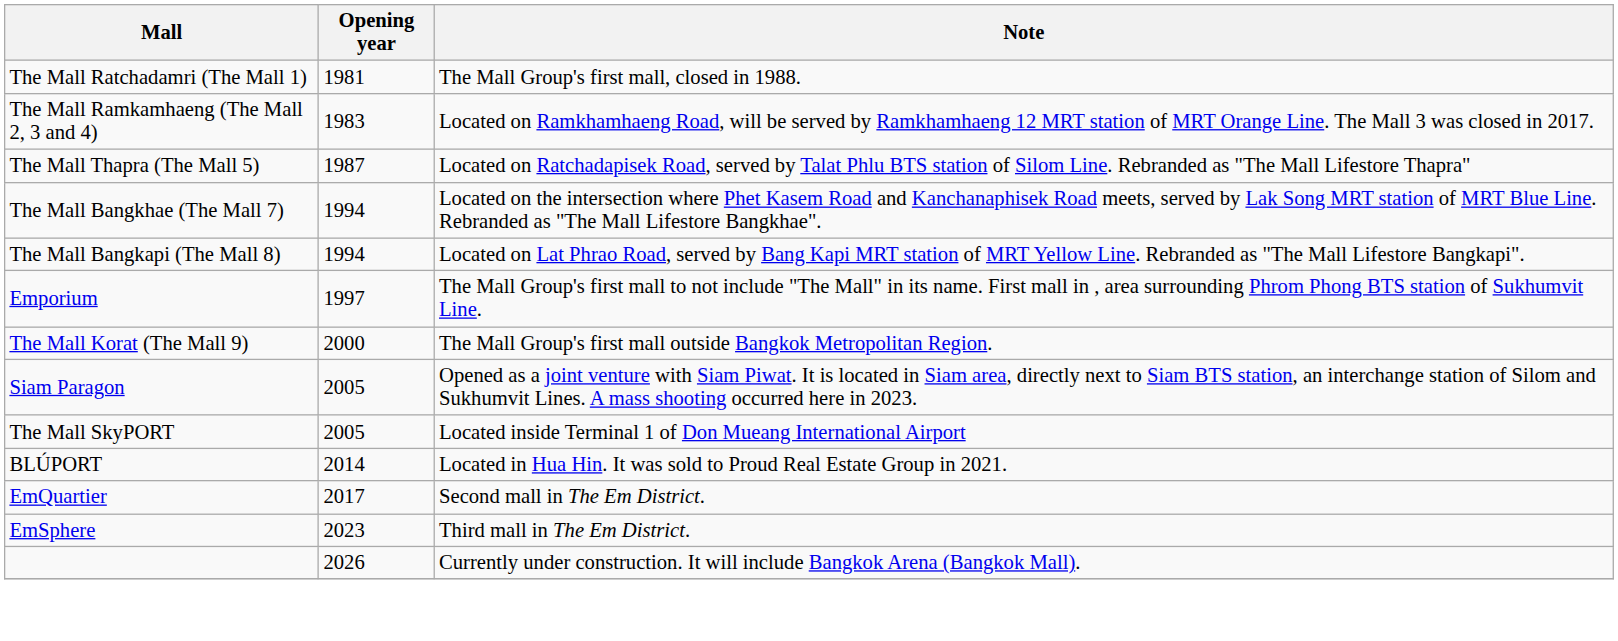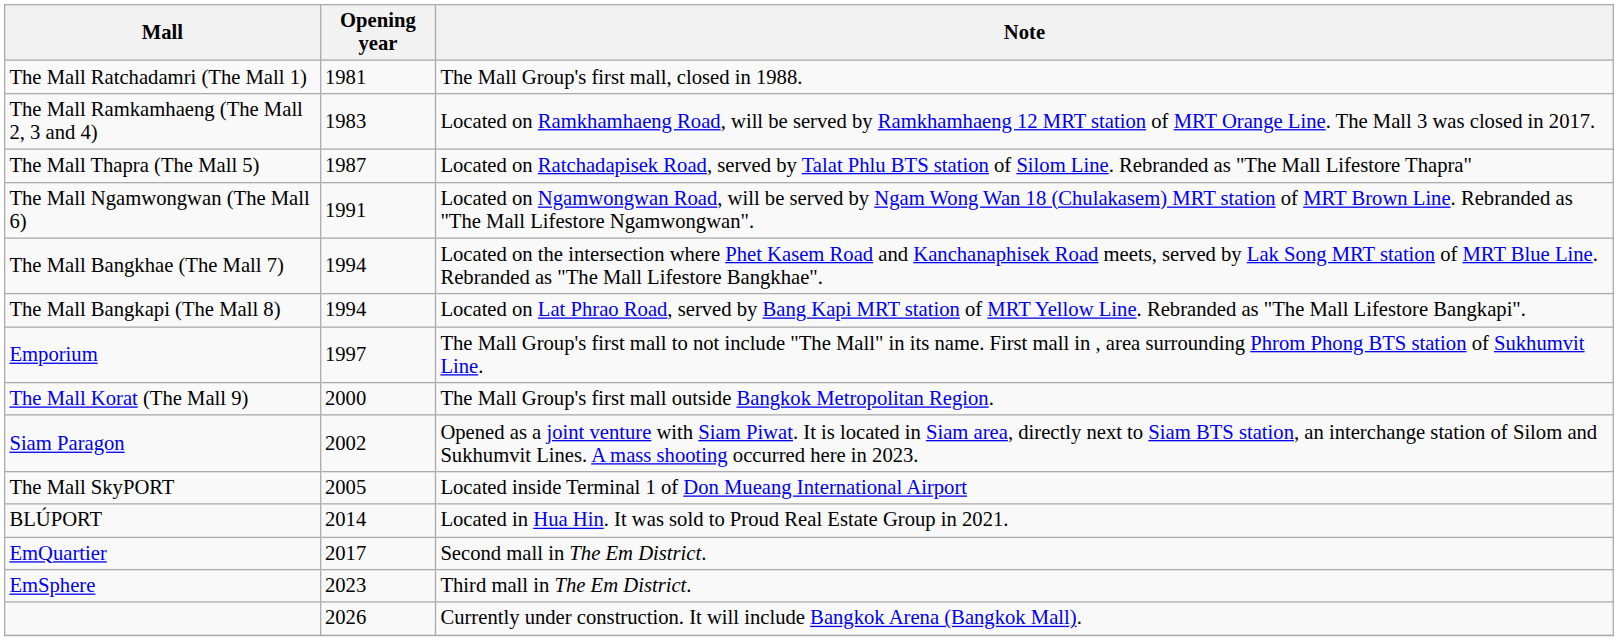+ row: (160, 209)
(344, 387) 2005 -> (346, 443) 2002
